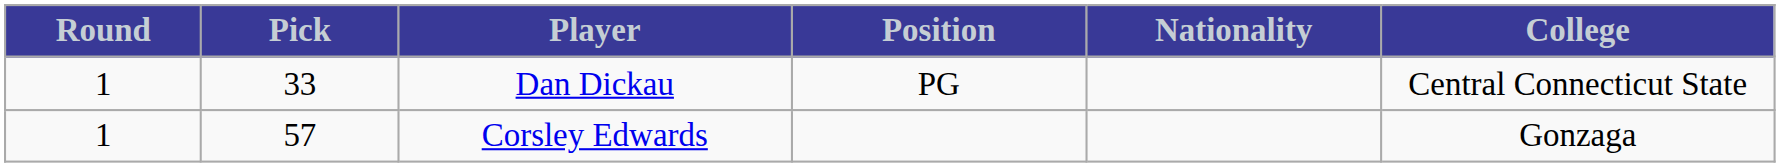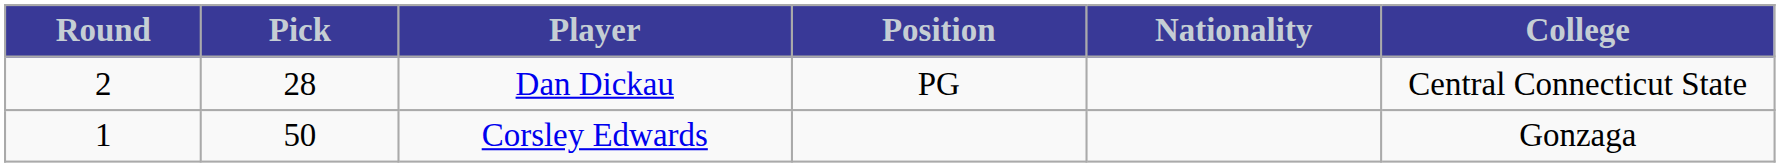(103, 82) 1 -> (103, 82) 2
(300, 82) 33 -> (300, 82) 28
(300, 135) 57 -> (300, 135) 50
